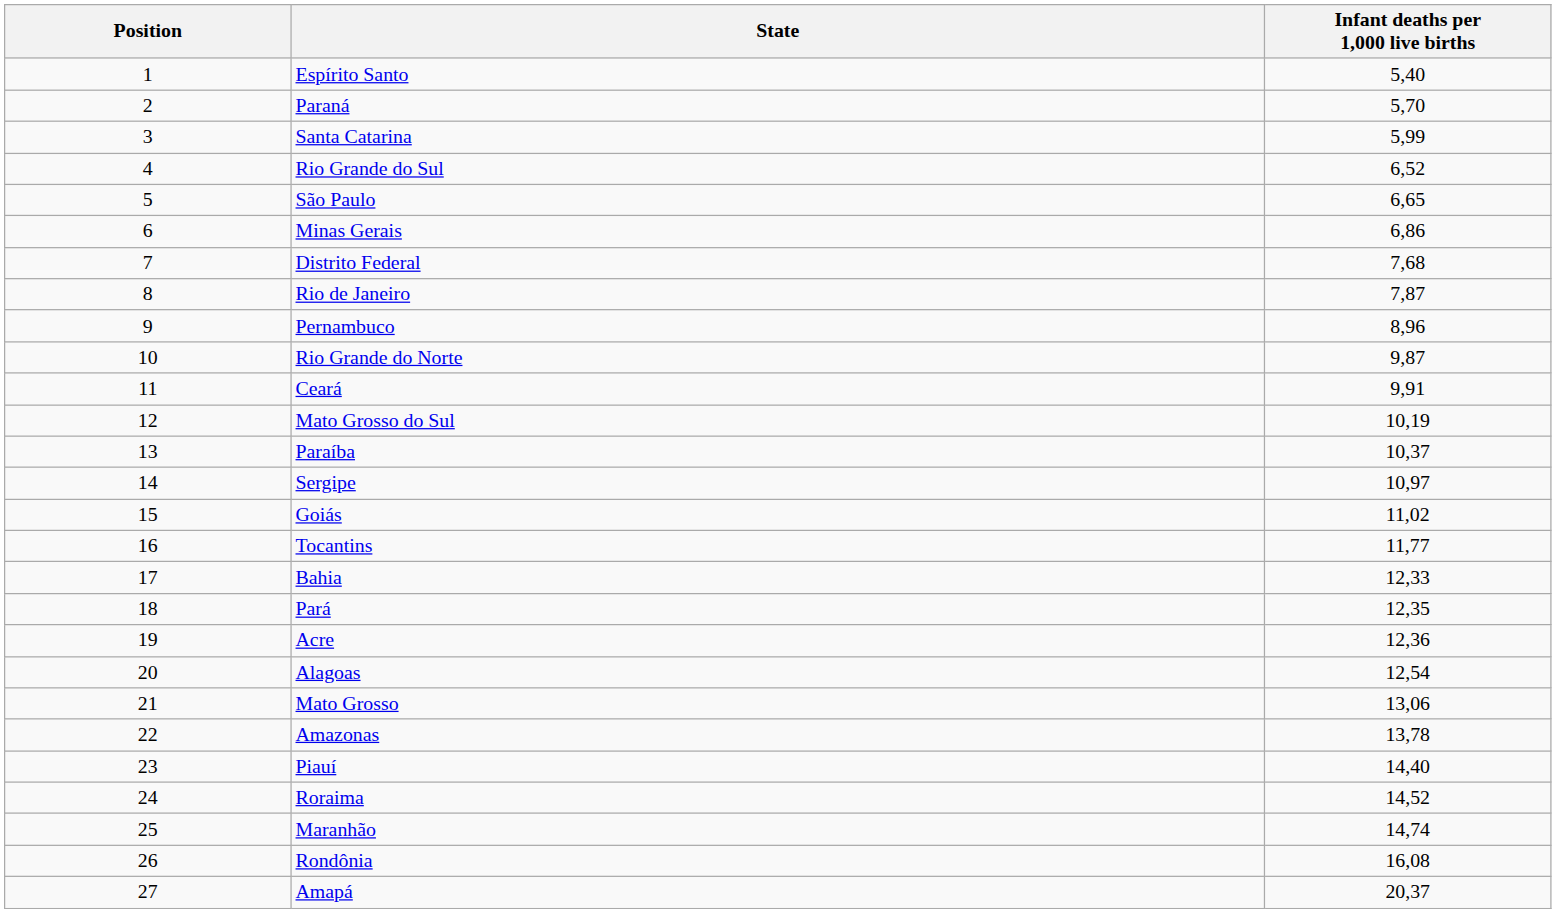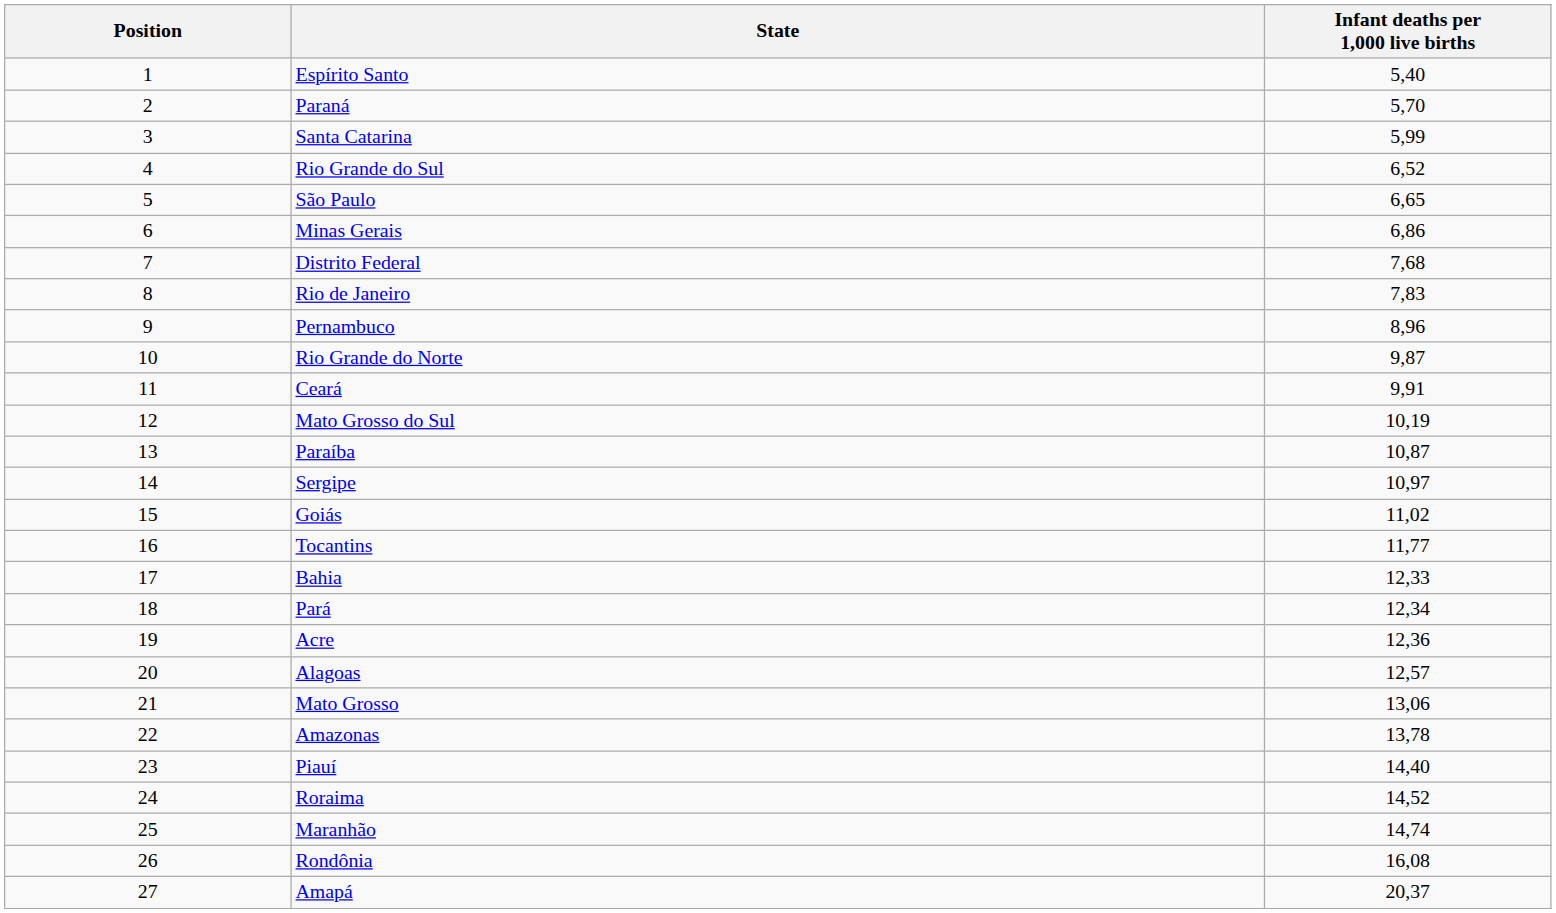(1408, 294) 7,87 -> (1408, 294) 7,83
(1408, 451) 10,37 -> (1408, 451) 10,87
(1408, 608) 12,35 -> (1408, 608) 12,34
(1408, 671) 12,54 -> (1408, 671) 12,57
